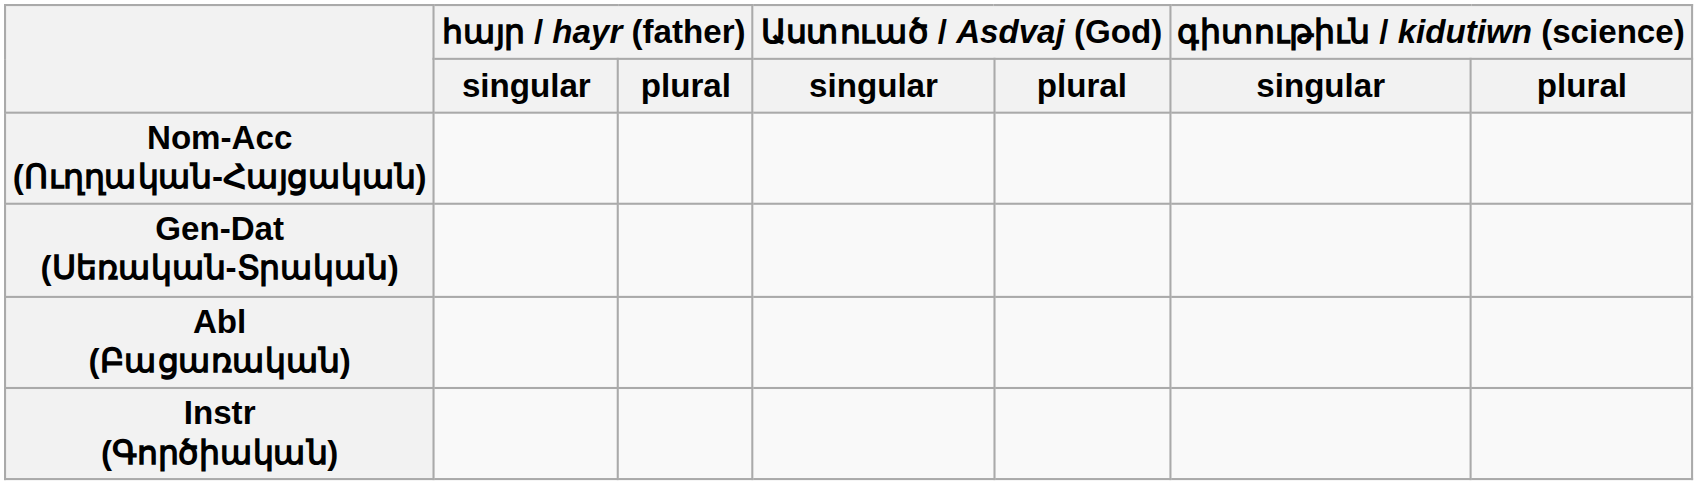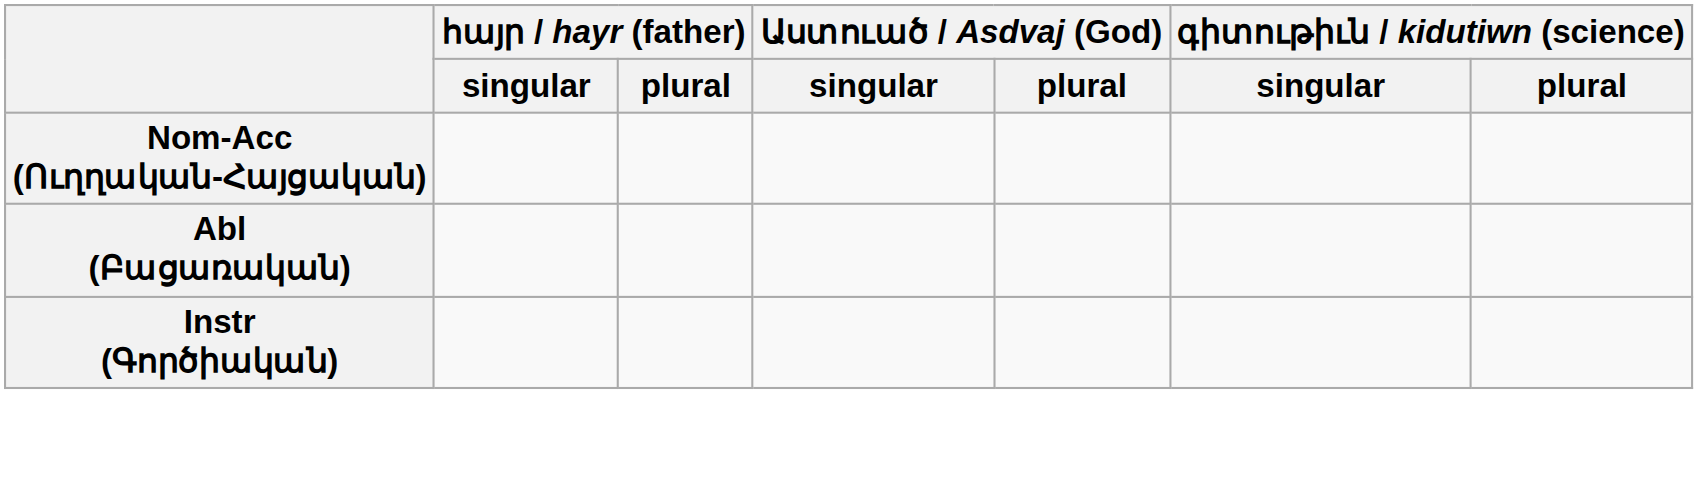- row: (220, 249)
